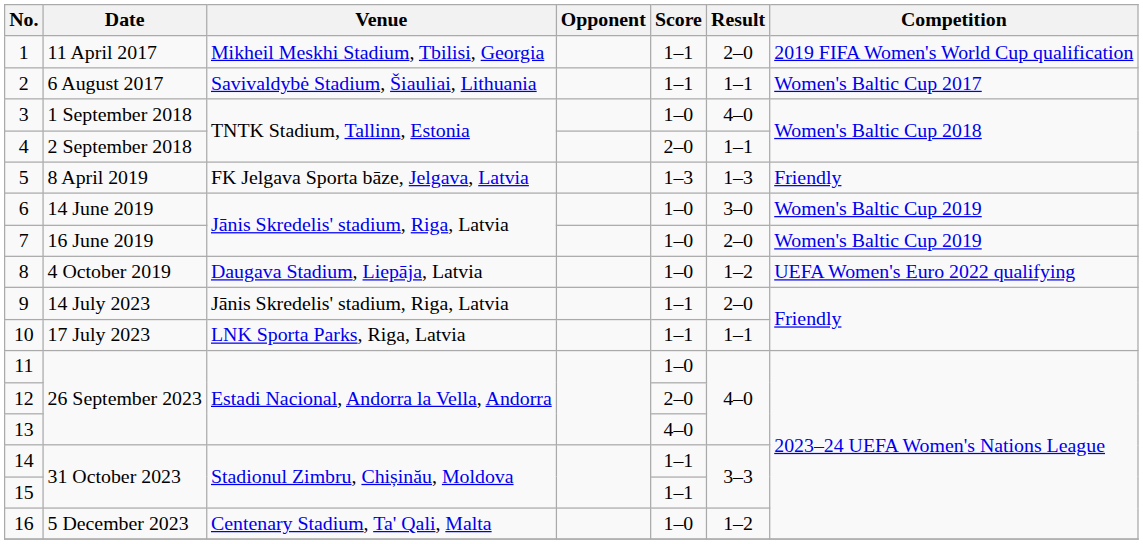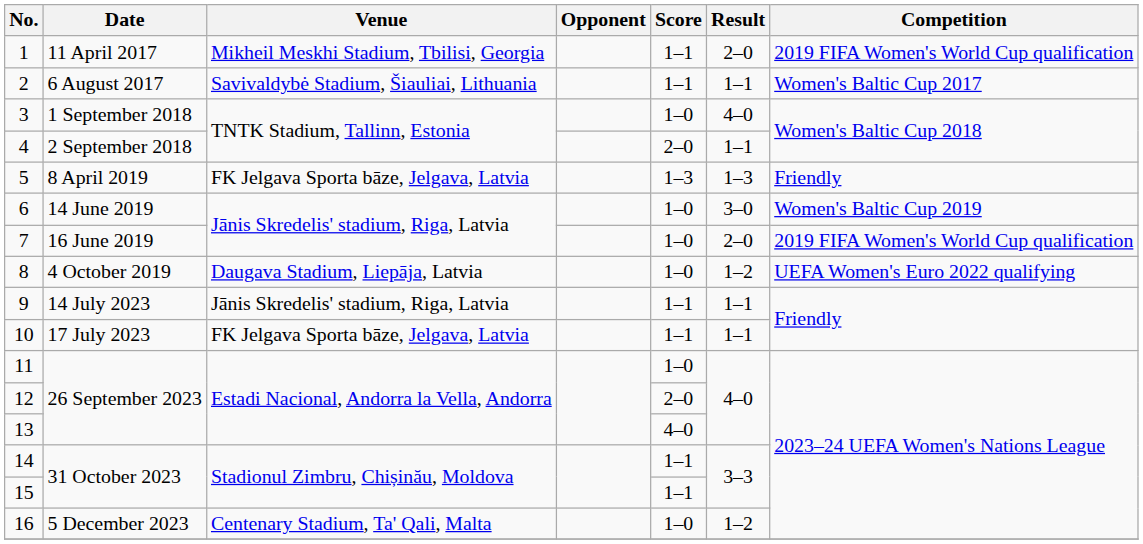(878, 240) Women's Baltic Cup 2019 -> (954, 240) 2019 FIFA Women's World Cup qualification
(738, 303) 2–0 -> (738, 303) 1–1
(338, 334) LNK Sporta Parks, Riga, Latvia -> (370, 334) FK Jelgava Sporta bāze, Jelgava, Latvia
